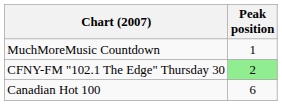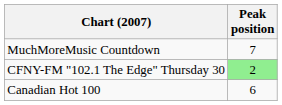(253, 49) 1 -> (253, 49) 7
